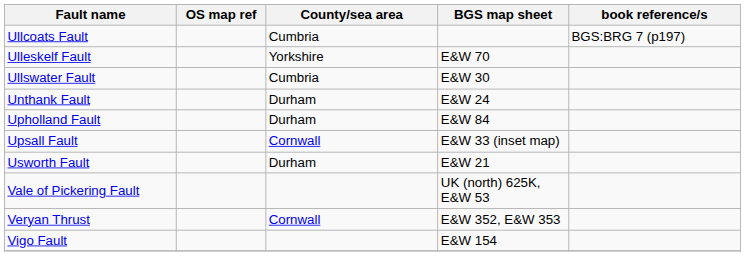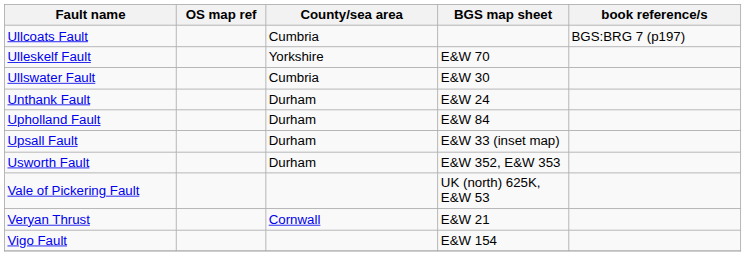(295, 141) Cornwall -> (292, 141) Durham
(465, 162) E&W 21 -> (501, 162) E&W 352, E&W 353
(501, 219) E&W 352, E&W 353 -> (465, 219) E&W 21
